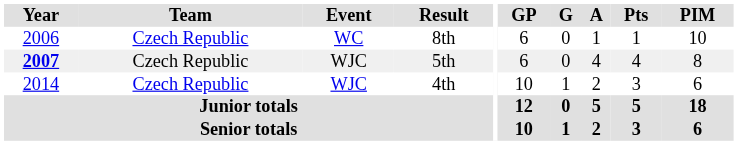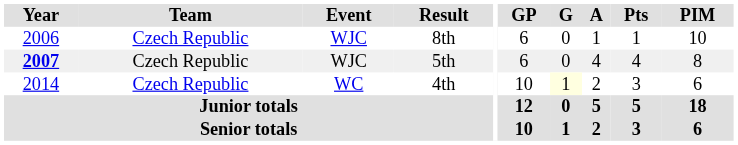(349, 38) WC -> (349, 38) WJC
(349, 83) WJC -> (349, 83) WC
(566, 83) no background -> (566, 83) lightyellow background
